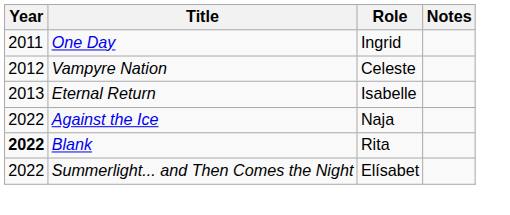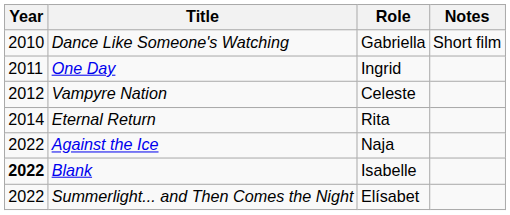+ row: (170, 42)
(26, 94) 2013 -> (26, 119) 2014
(389, 94) Isabelle -> (375, 119) Rita
(375, 145) Rita -> (389, 171) Isabelle
